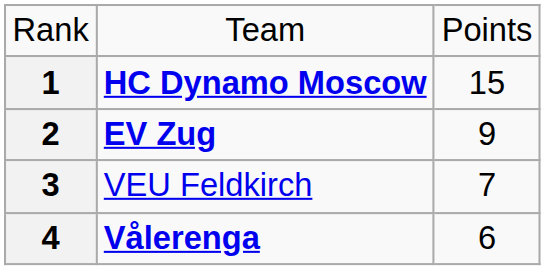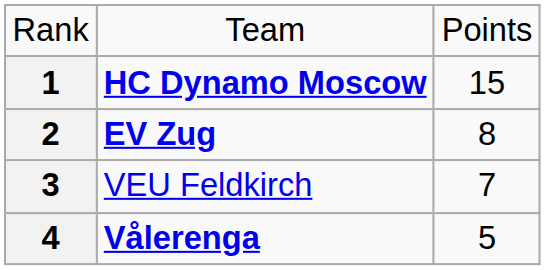(487, 133) 9 -> (487, 133) 8
(487, 237) 6 -> (487, 237) 5
